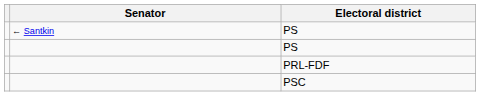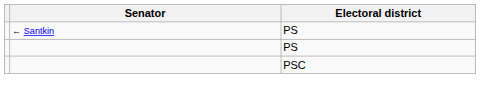- row: (145, 65)
